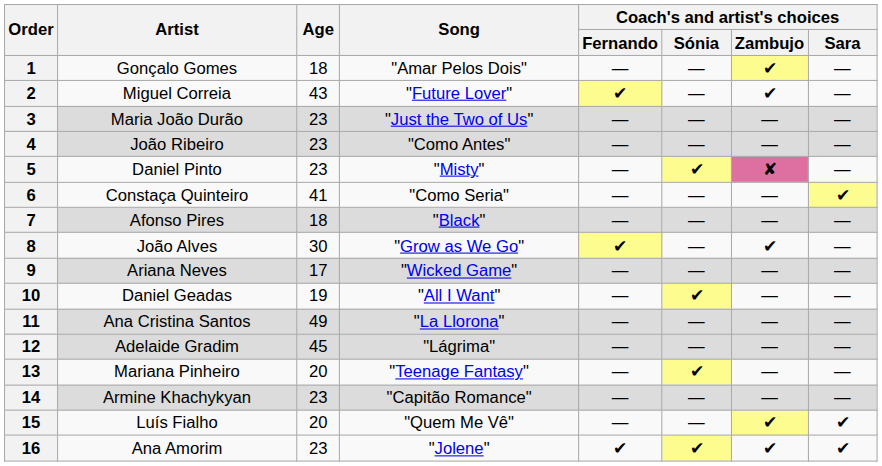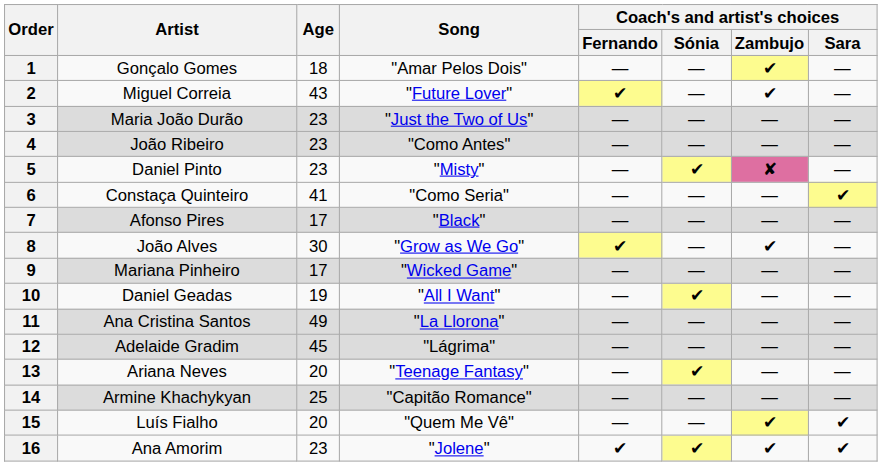(318, 220) 18 -> (318, 220) 17
(177, 271) Ariana Neves -> (177, 271) Mariana Pinheiro
(177, 372) Mariana Pinheiro -> (177, 372) Ariana Neves
(318, 397) 23 -> (318, 397) 25
